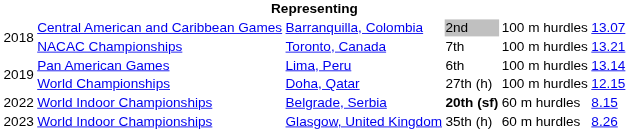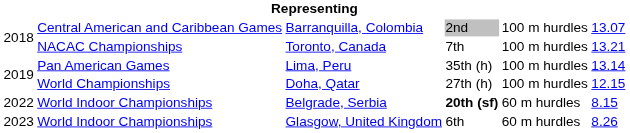(455, 65) 6th -> (469, 65) 35th (h)
(469, 121) 35th (h) -> (455, 121) 6th
